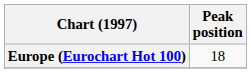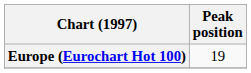(218, 56) 18 -> (218, 56) 19
